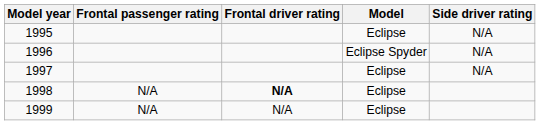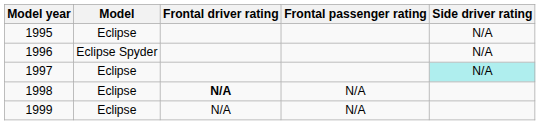columns swapped: (386, 14) <-> (148, 14)
(482, 71) no background -> (482, 71) paleturquoise background
